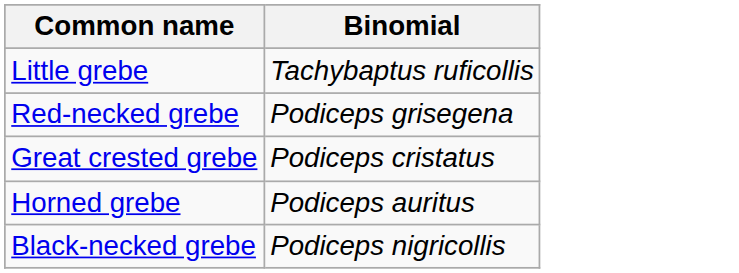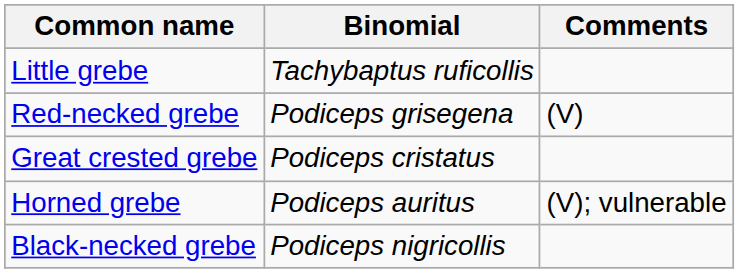+ column: (637, 26)
